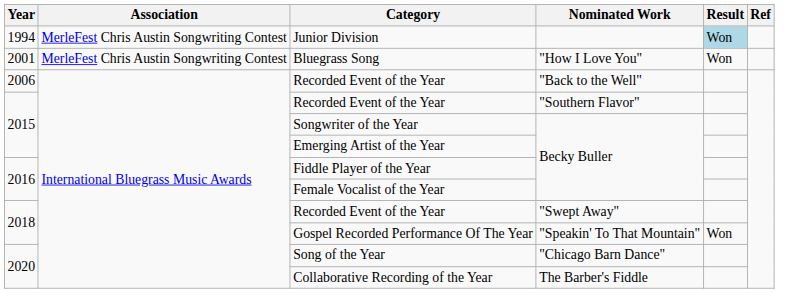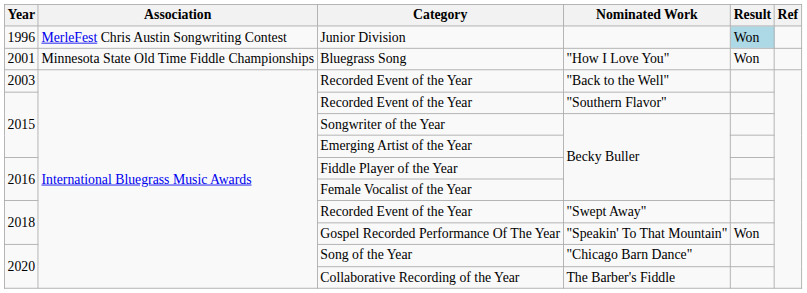(21, 37) 1994 -> (21, 37) 1996
(164, 59) MerleFest Chris Austin Songwriting Contest -> (178, 59) Minnesota State Old Time Fiddle Championships
(21, 80) 2006 -> (21, 80) 2003
